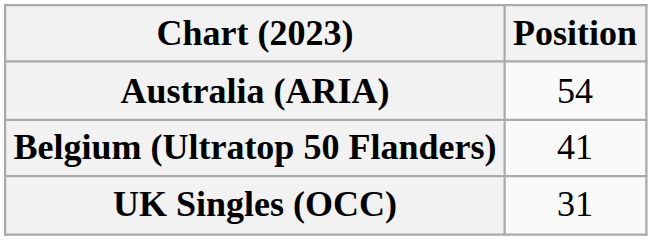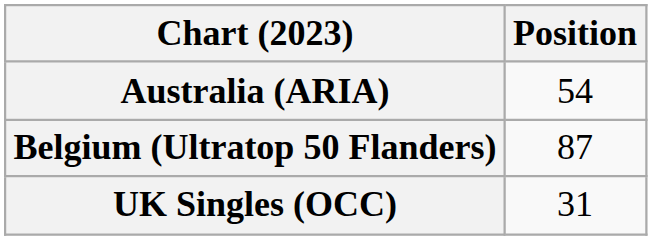(575, 147) 41 -> (575, 147) 87
